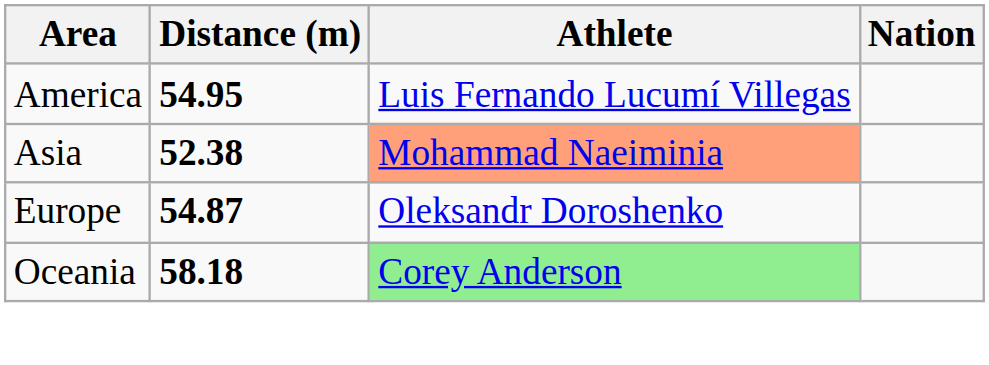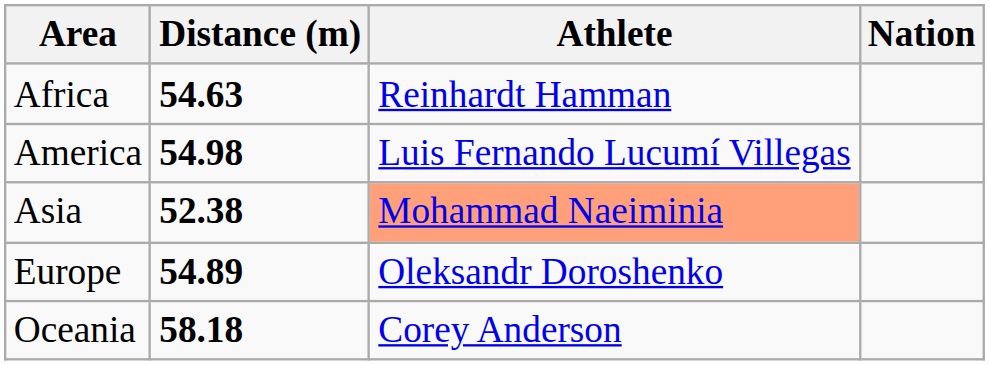+ row: (61, 93)
(201, 93) 54.95 -> (201, 152) 54.98
(201, 211) 54.87 -> (201, 270) 54.89
(500, 270) lightgreen background -> (500, 329) no background
